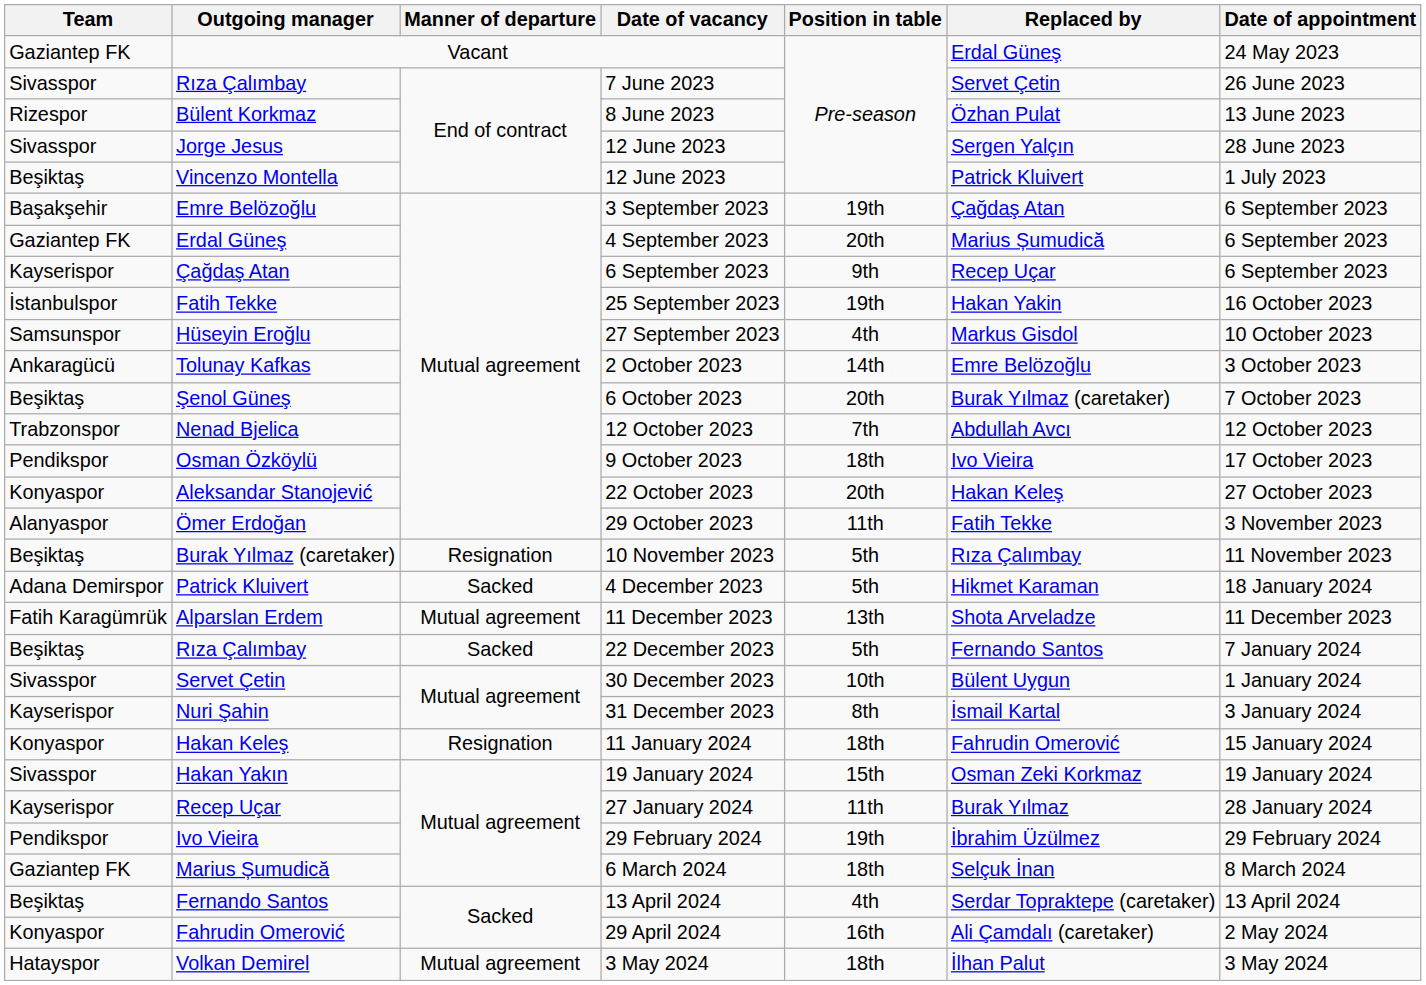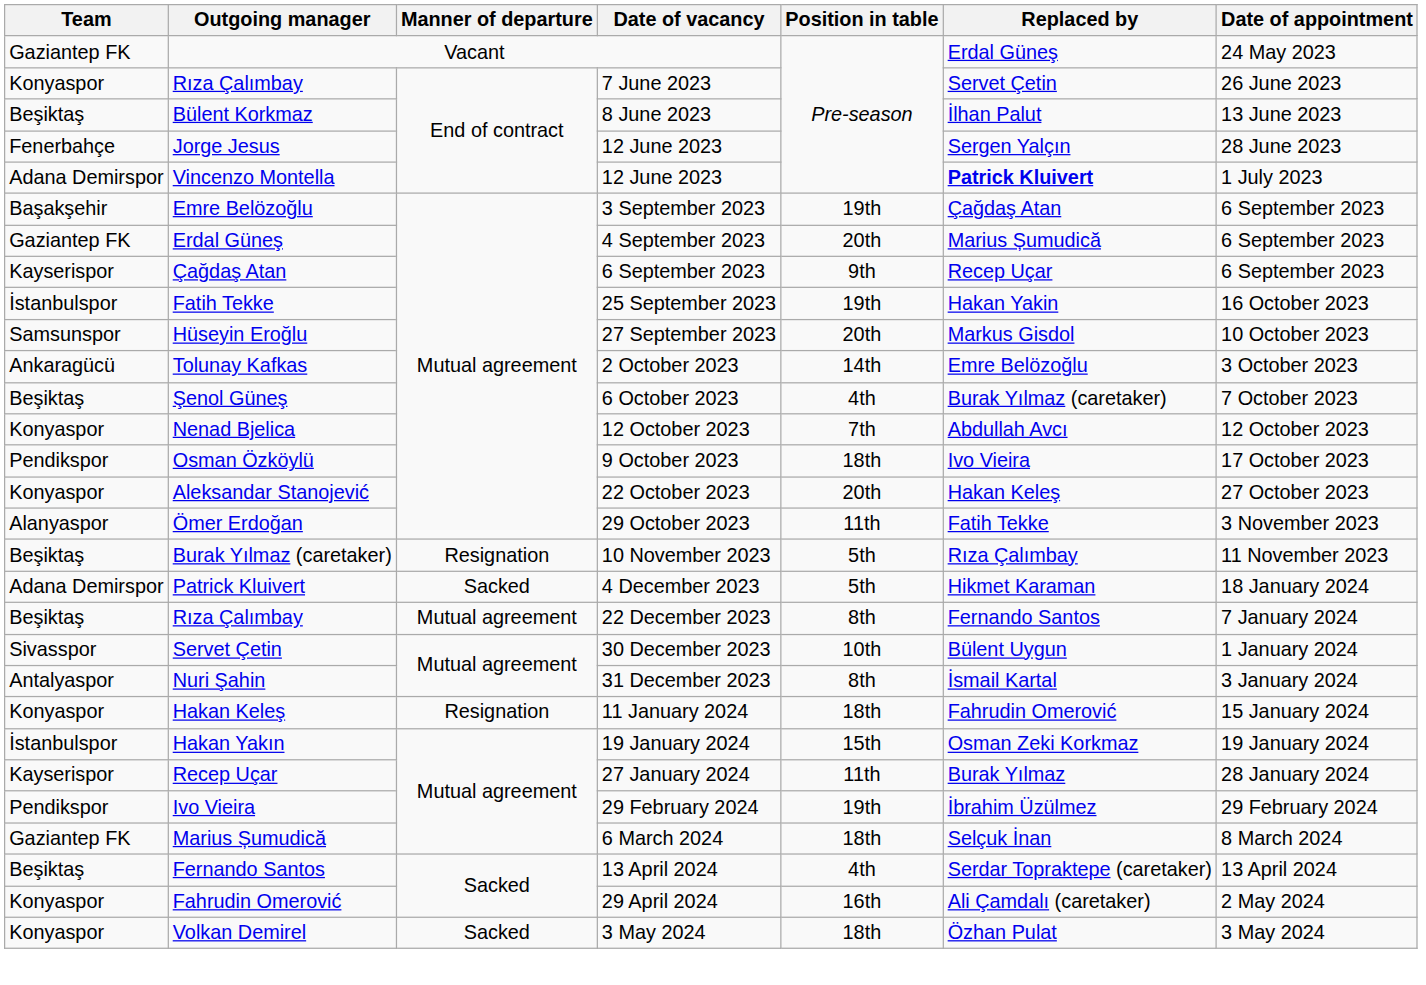(53, 83) Sivasspor -> (57, 83) Konyaspor
(48, 114) Rizespor -> (47, 114) Beşiktaş
(1006, 114) Özhan Pulat -> (995, 114) İlhan Palut
(53, 146) Sivasspor -> (62, 146) Fenerbahçe
(47, 177) Beşiktaş -> (86, 177) Adana Demirspor
(1017, 177) normal -> (1020, 177) bold
(865, 334) 4th -> (862, 334) 20th
(865, 397) 20th -> (862, 397) 4th
(65, 429) Trabzonspor -> (57, 429) Konyaspor
- row: (249, 618)
(500, 649) Sacked -> (497, 618) Mutual agreement
(865, 649) 5th -> (862, 618) 8th
(62, 712) Kayserispor -> (62, 680) Antalyaspor
(53, 775) Sivasspor -> (63, 743) İstanbulspor
(54, 964) Hatayspor -> (57, 932) Konyaspor
(500, 964) Mutual agreement -> (497, 932) Sacked
(998, 964) İlhan Palut -> (1002, 932) Özhan Pulat
